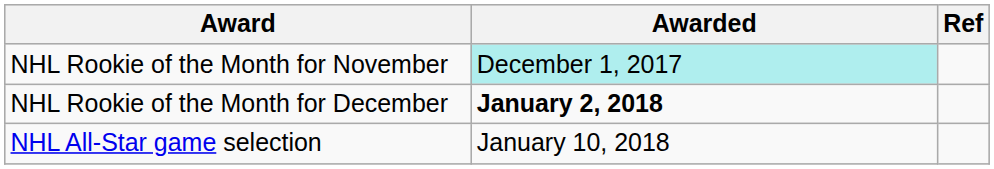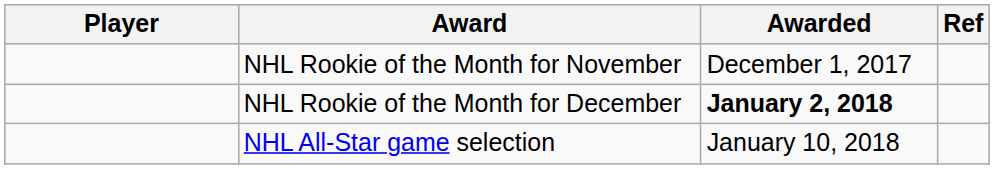+ column: (121, 24)
(580, 63) paleturquoise background -> (809, 63) no background
